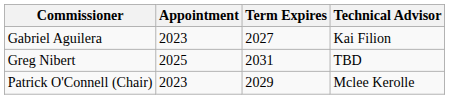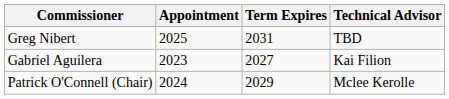rows swapped: (55, 37) <-> (42, 60)
(173, 82) 2023 -> (173, 82) 2024
